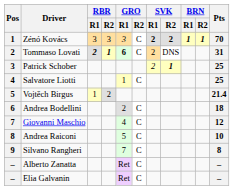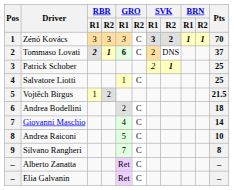(153, 38) 2 -> (153, 38) 3
(219, 52) 31 -> (219, 52) 37
(219, 94) 21.4 -> (219, 94) 21.5
(219, 122) 12 -> (219, 122) 14
